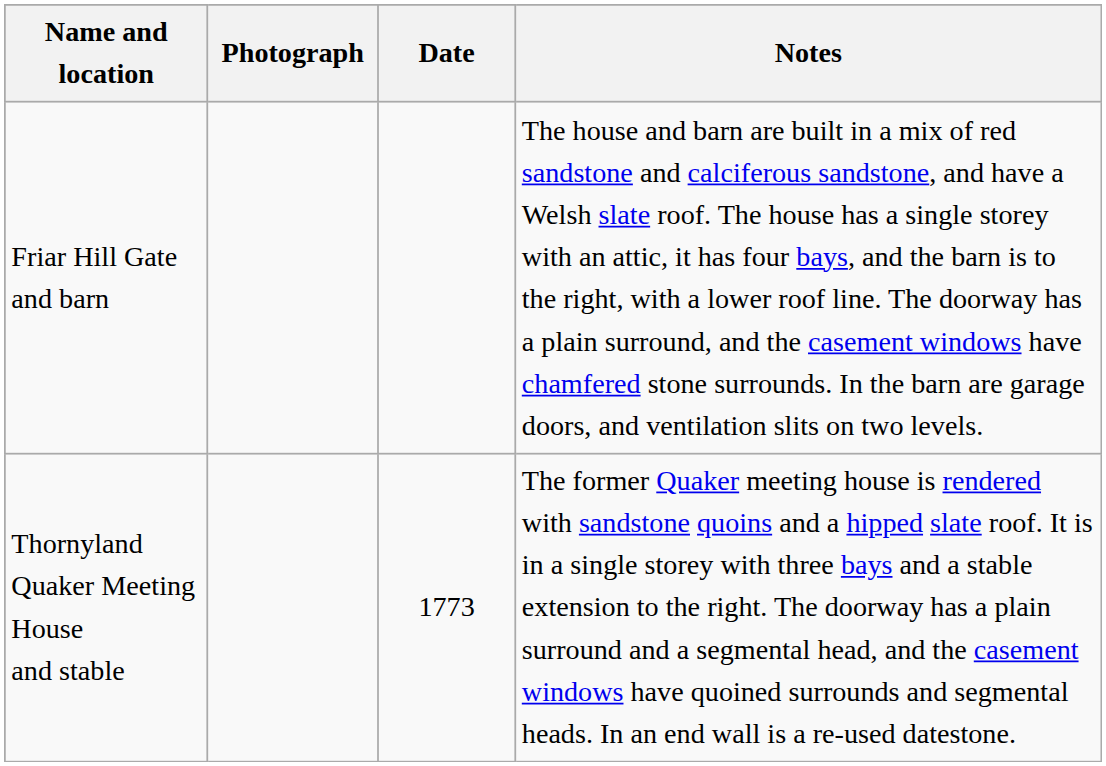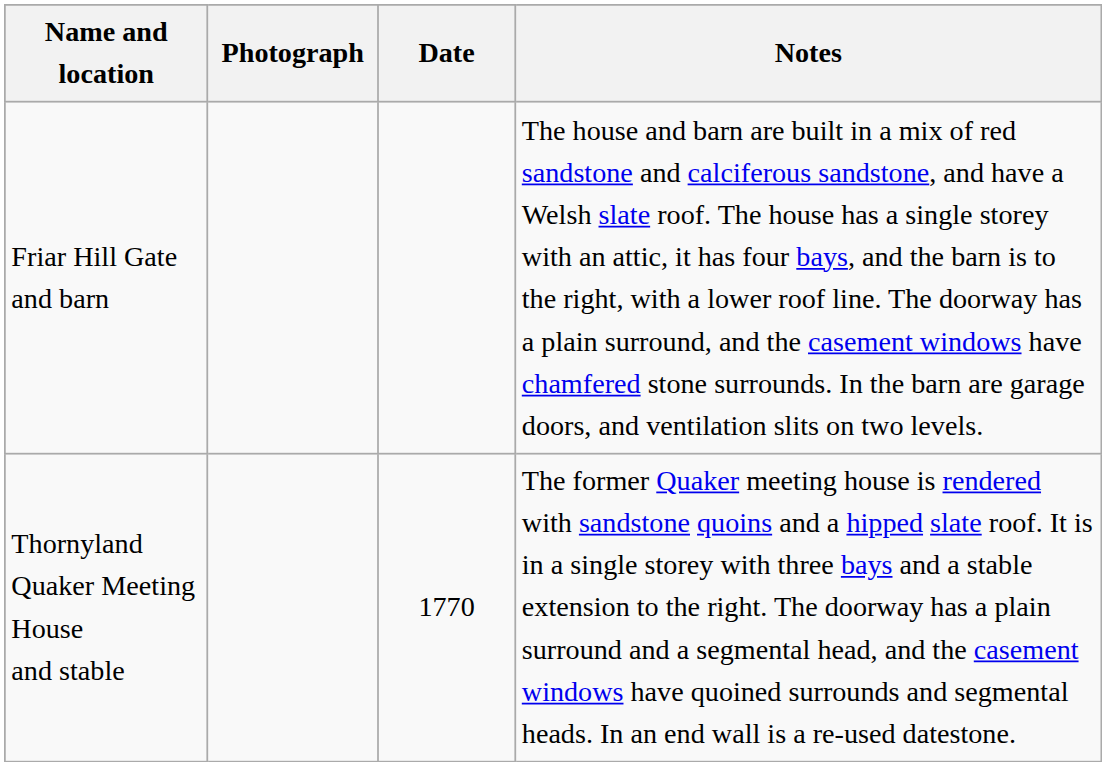(447, 607) 1773 -> (447, 607) 1770
